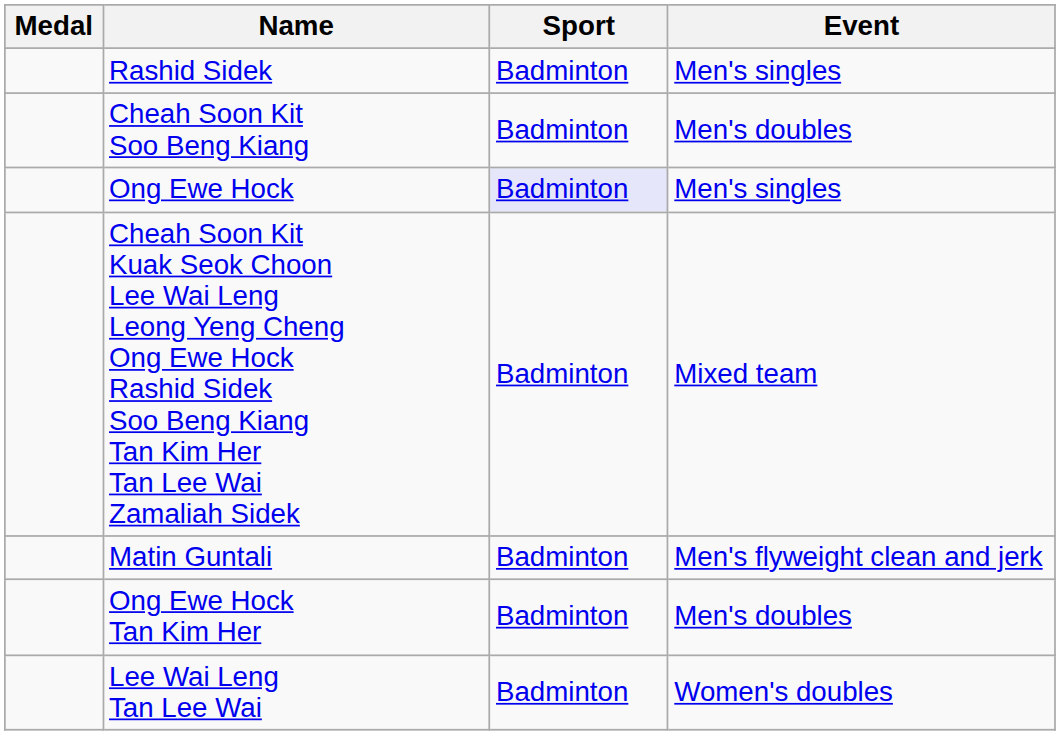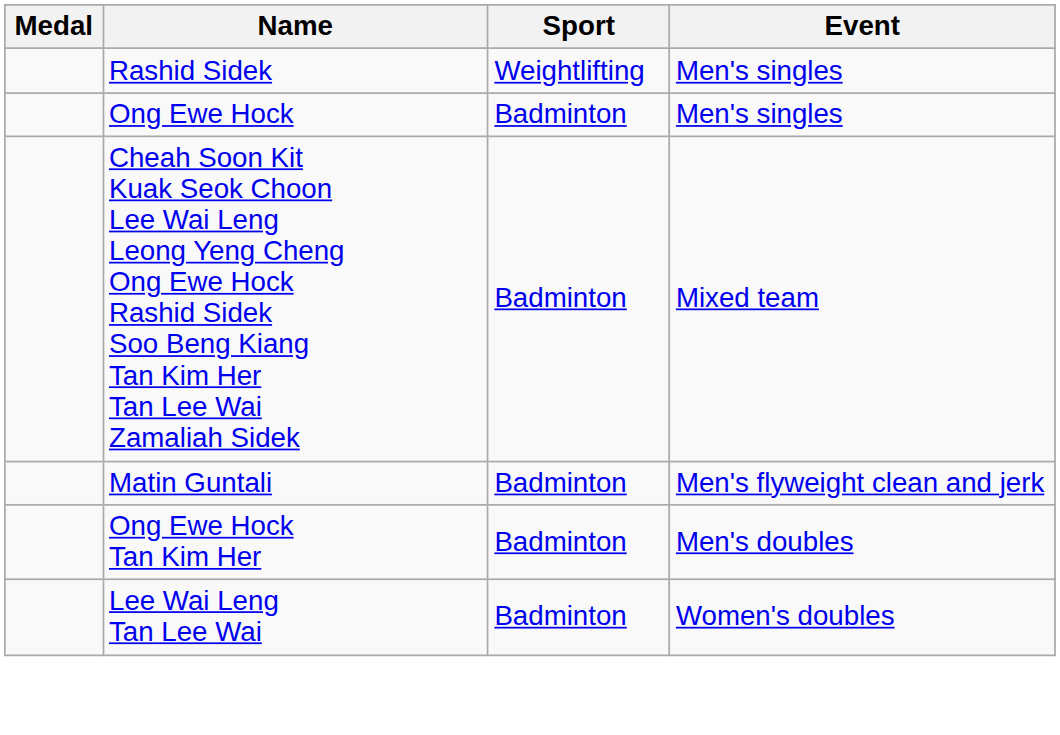(562, 70) Badminton -> (570, 70) Weightlifting
- row: (209, 129)
(562, 189) lavender background -> (561, 114) no background
